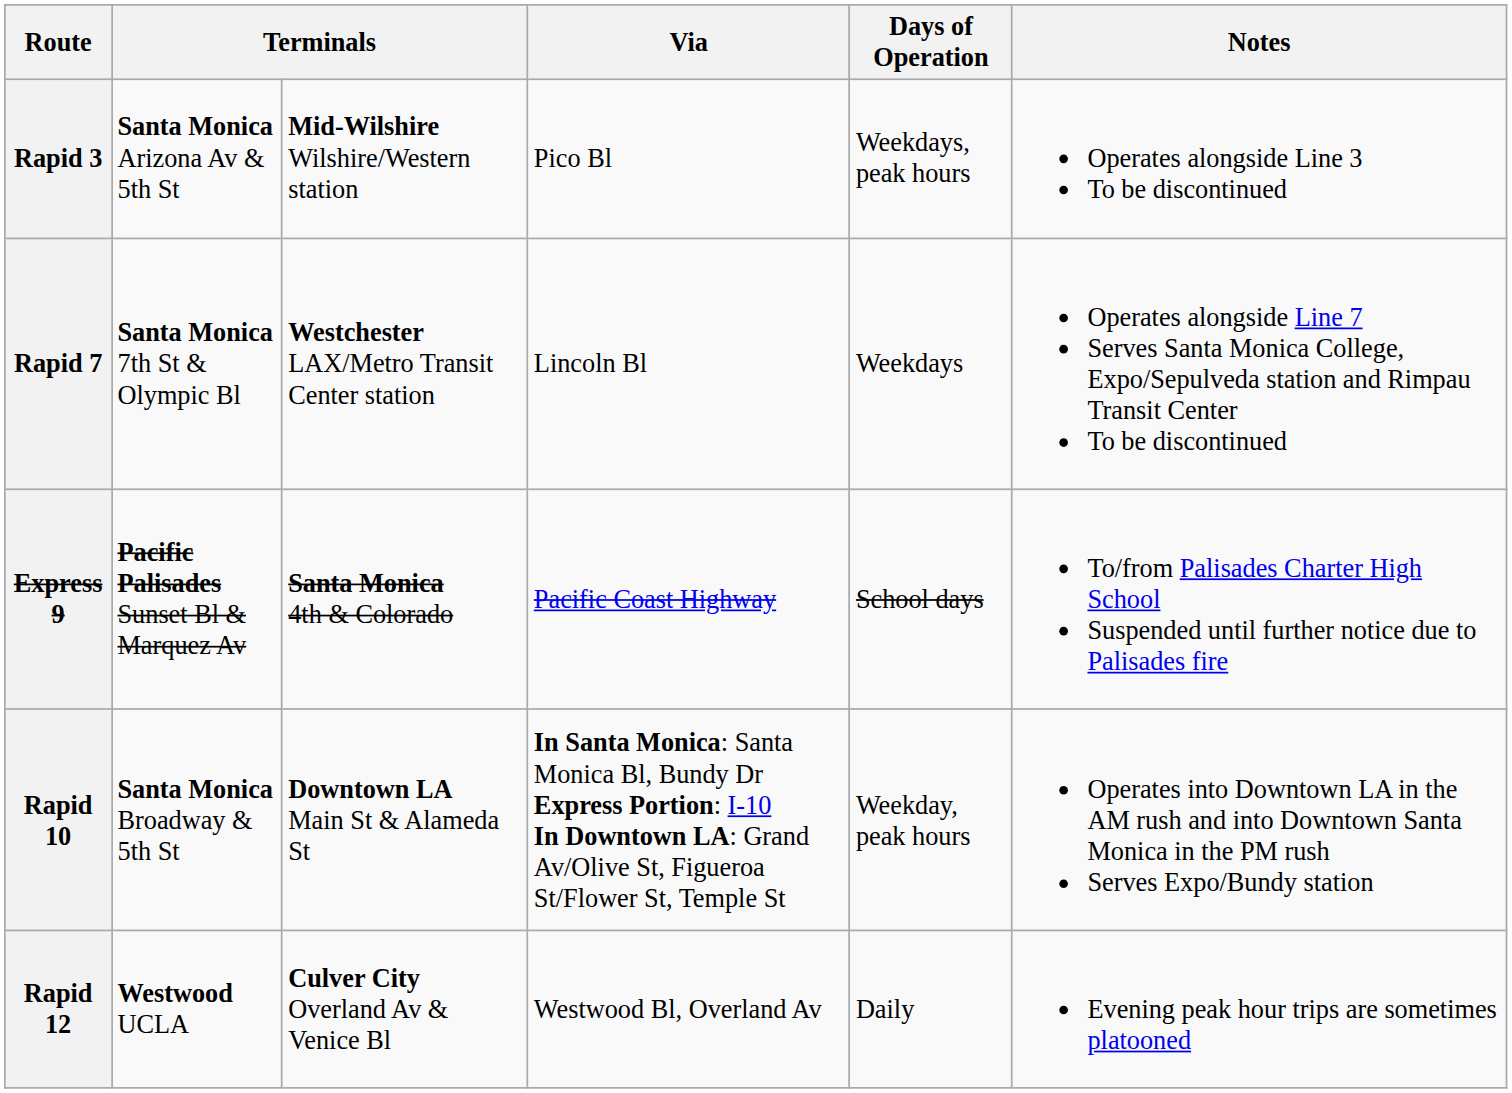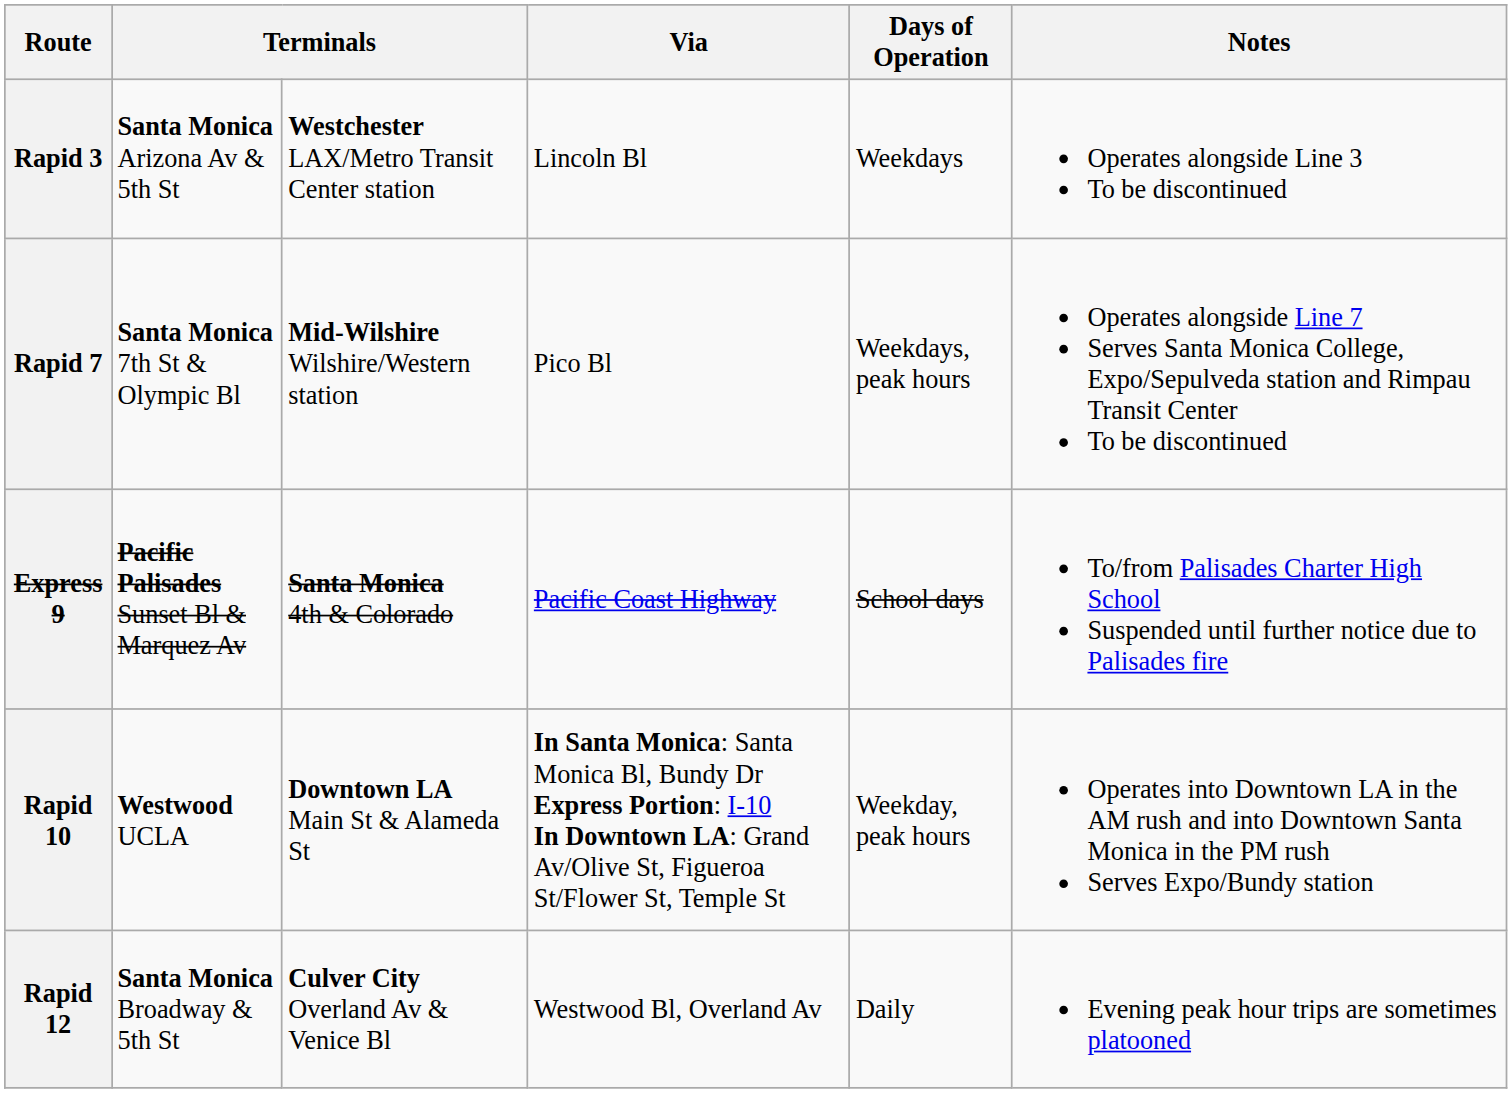(379, 158) Mid-Wilshire Wilshire/Western station -> (391, 158) Westchester LAX/Metro Transit Center station
(573, 158) Pico Bl -> (590, 158) Lincoln Bl
(913, 158) Weekdays, peak hours -> (910, 158) Weekdays
(391, 363) Westchester LAX/Metro Transit Center station -> (379, 363) Mid-Wilshire Wilshire/Western station
(590, 363) Lincoln Bl -> (573, 363) Pico Bl
(910, 363) Weekdays -> (913, 363) Weekdays, peak hours
(195, 819) Santa Monica Broadway & 5th St -> (175, 819) Westwood UCLA
(175, 1009) Westwood UCLA -> (195, 1009) Santa Monica Broadway & 5th St
